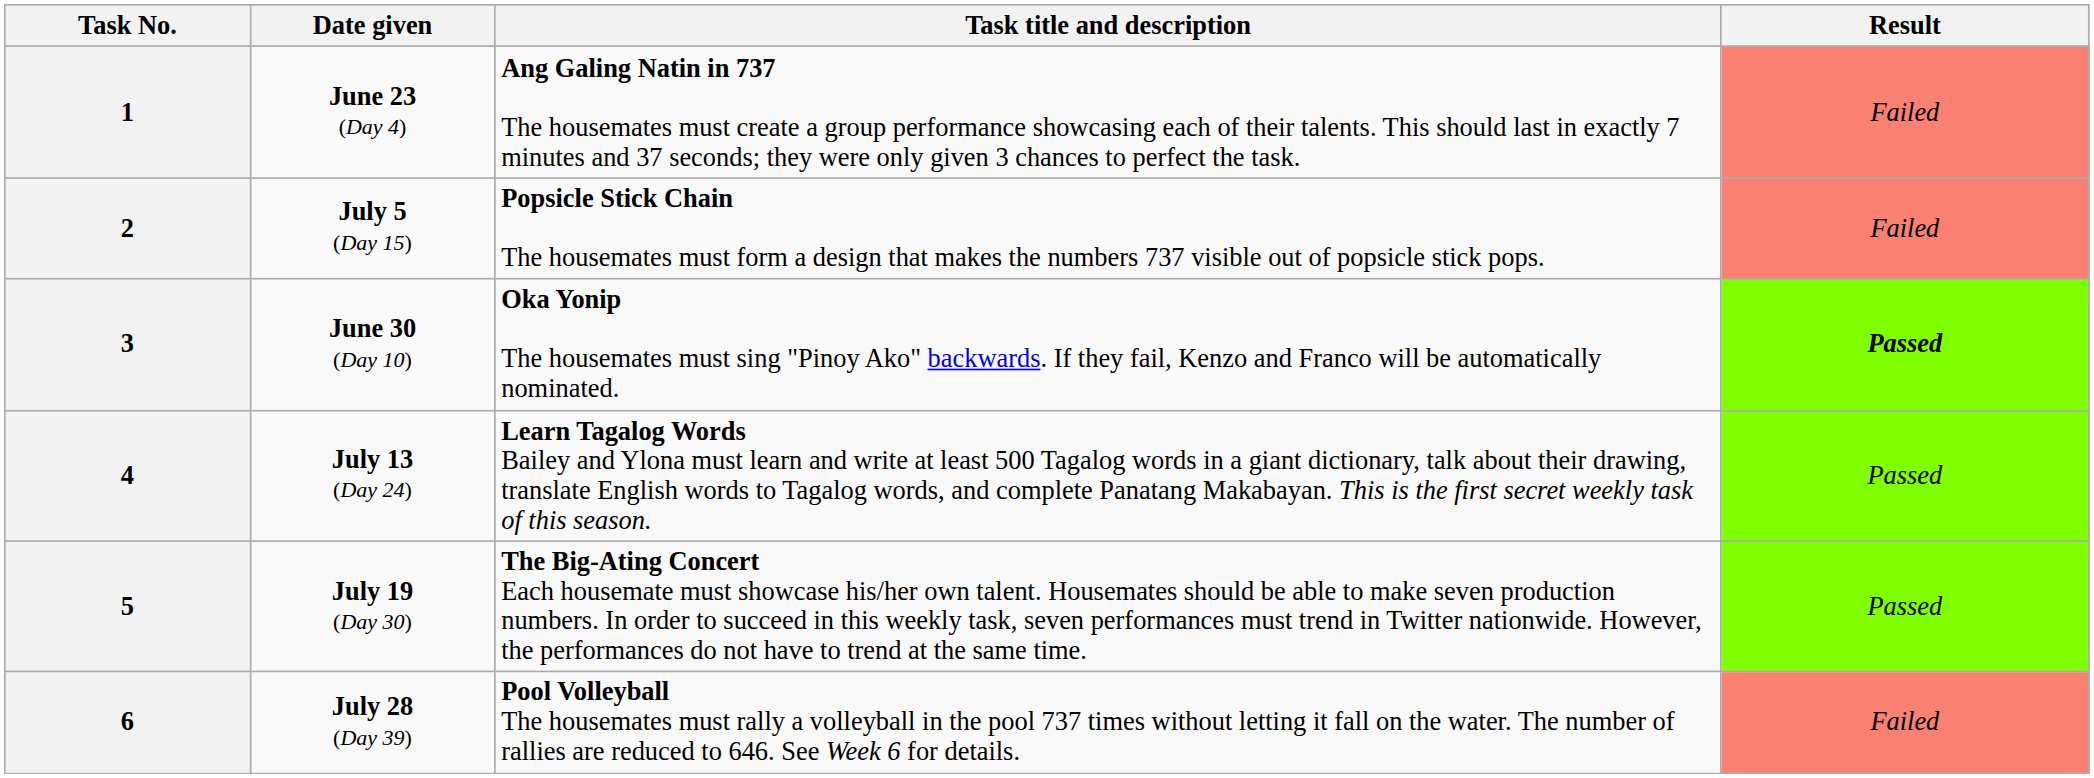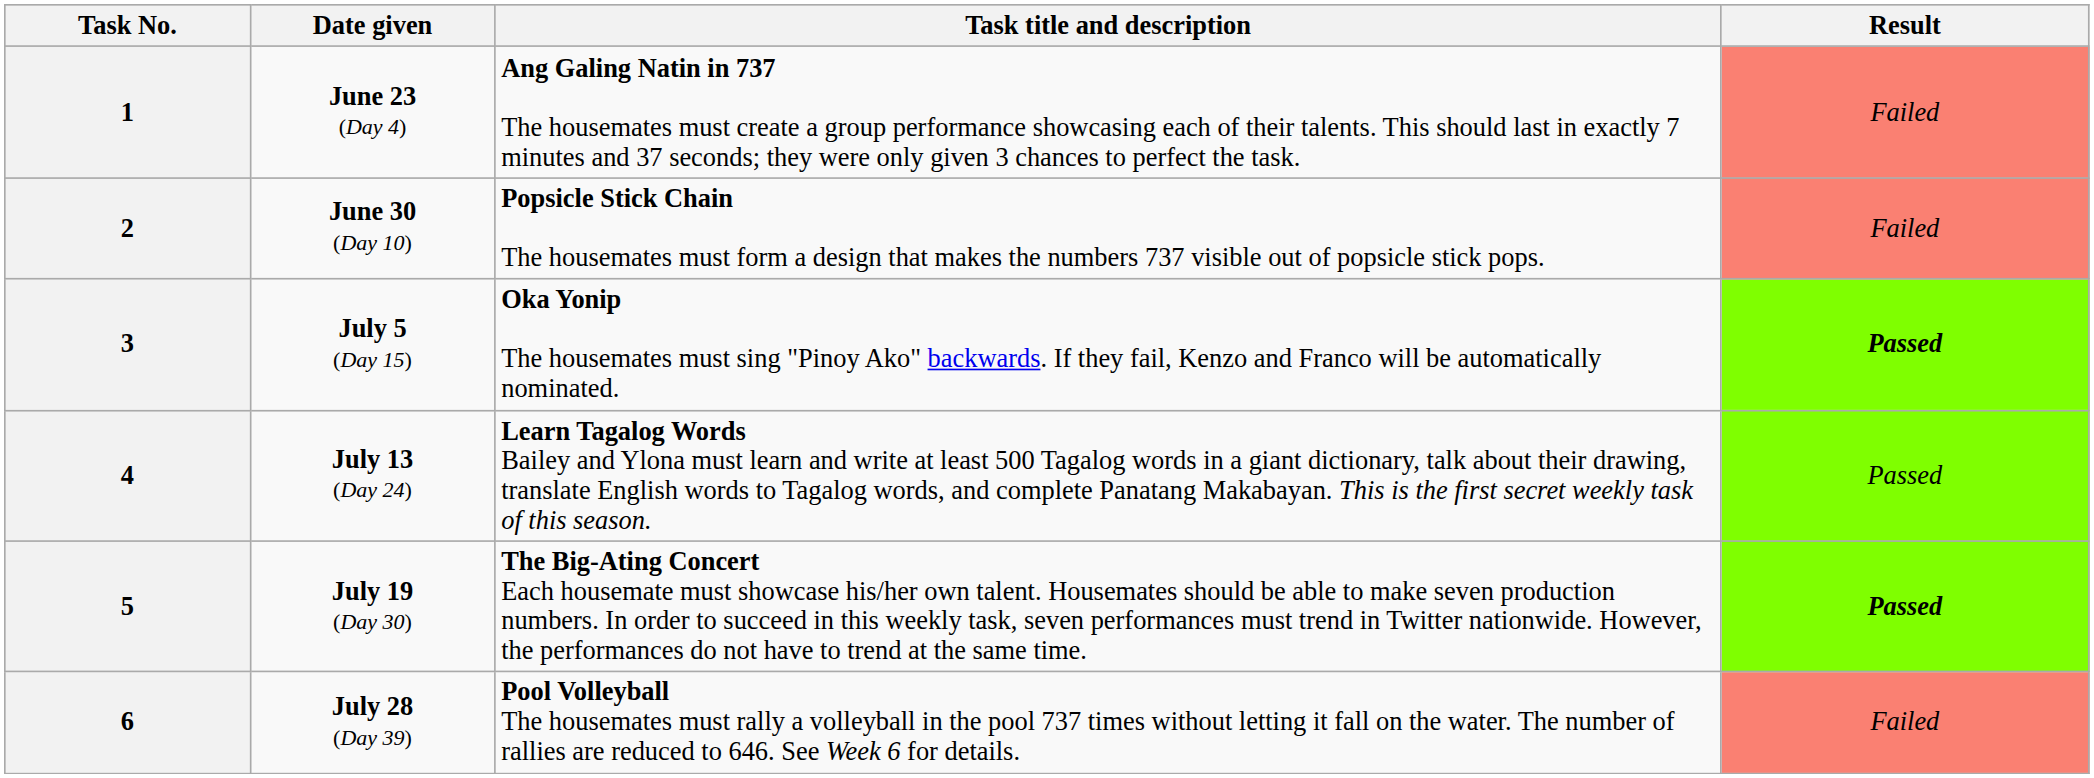(373, 227) July 5 (Day 15) -> (373, 227) June 30 (Day 10)
(373, 343) June 30 (Day 10) -> (373, 343) July 5 (Day 15)
(1905, 606) normal -> (1905, 606) bold
